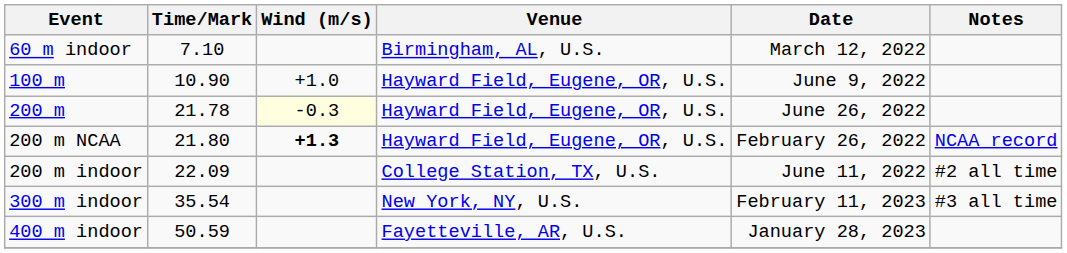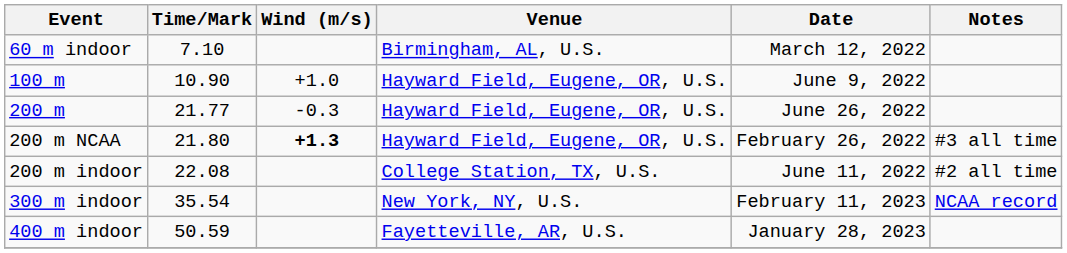(202, 111) 21.78 -> (202, 111) 21.77
(317, 111) lightyellow background -> (317, 111) no background
(996, 141) NCAA record -> (996, 141) #3 all time
(202, 171) 22.09 -> (202, 171) 22.08
(996, 202) #3 all time -> (996, 202) NCAA record
